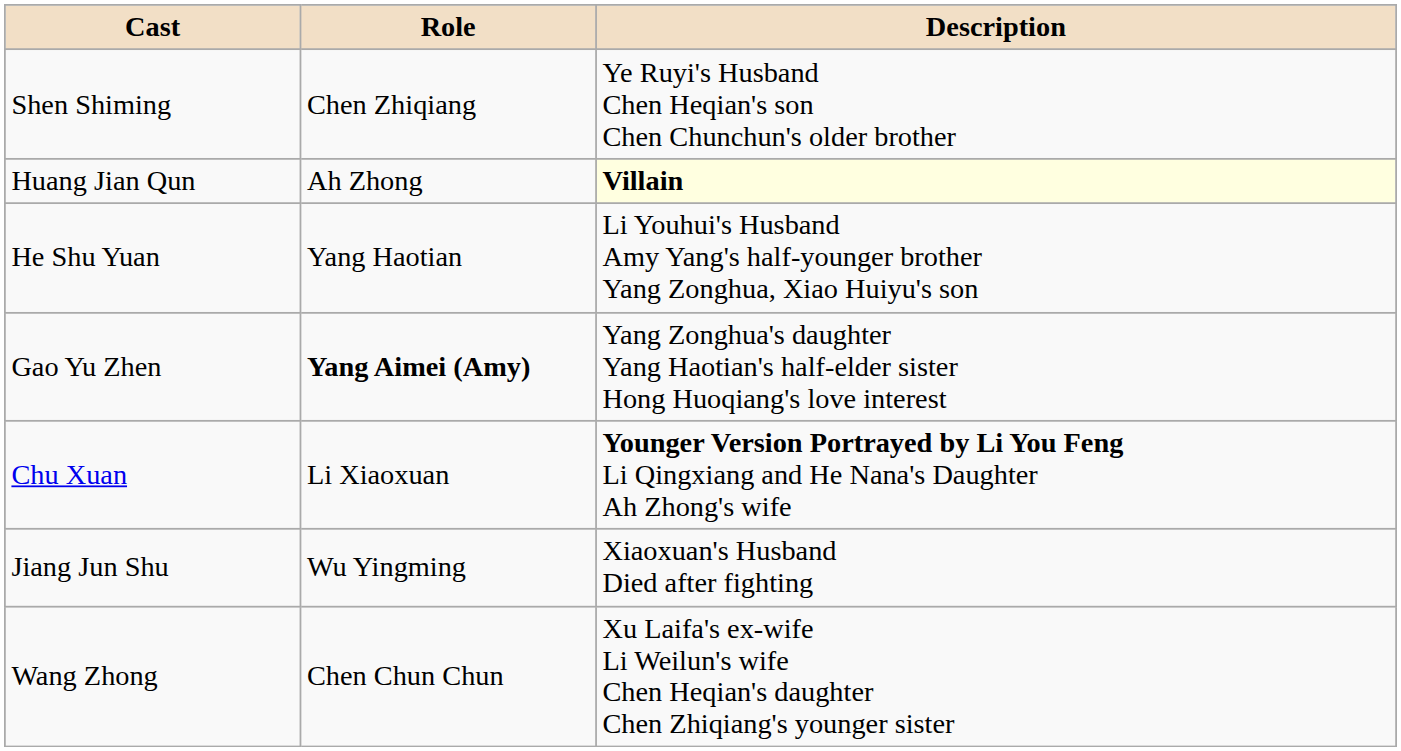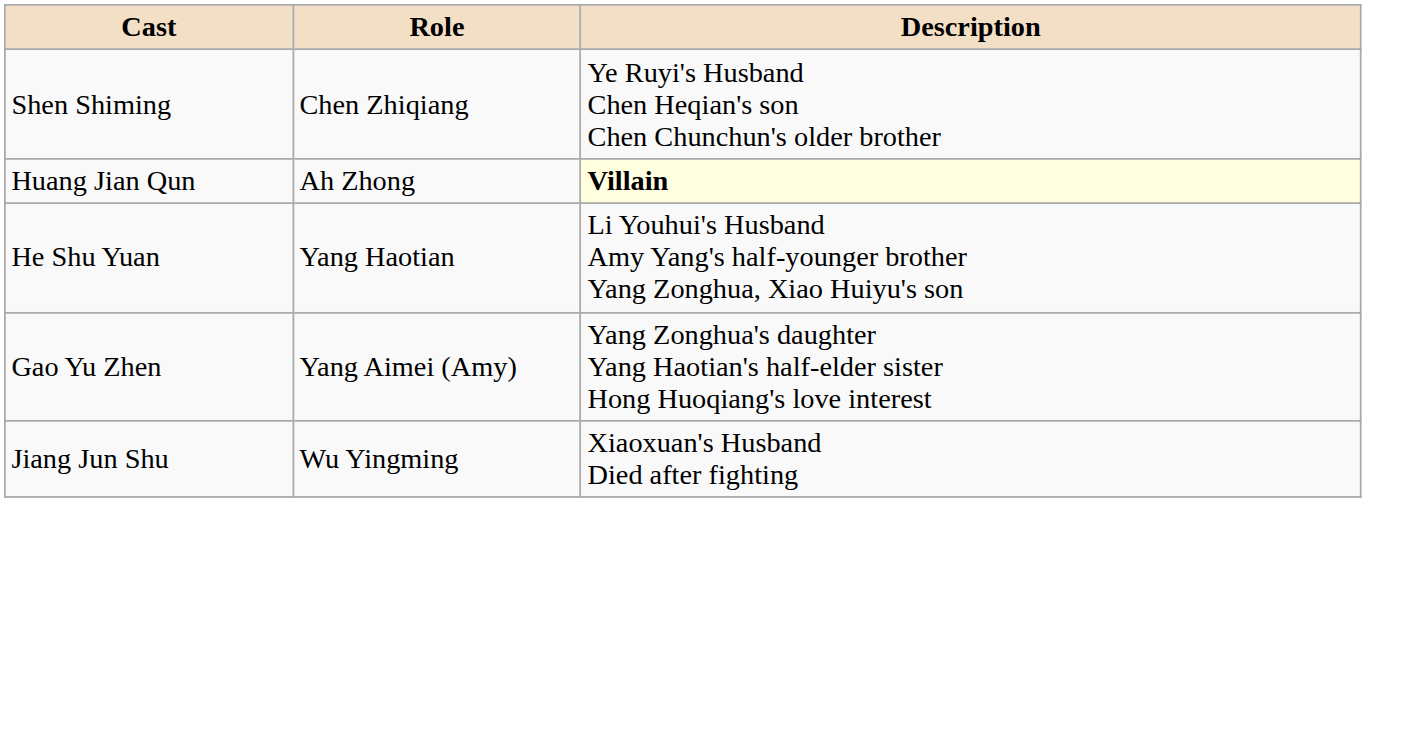(419, 365) bold -> (408, 365) normal
- row: (69, 474)
- row: (85, 675)
